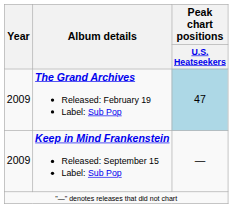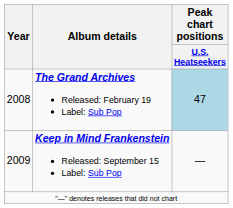(19, 99) 2009 -> (19, 99) 2008
